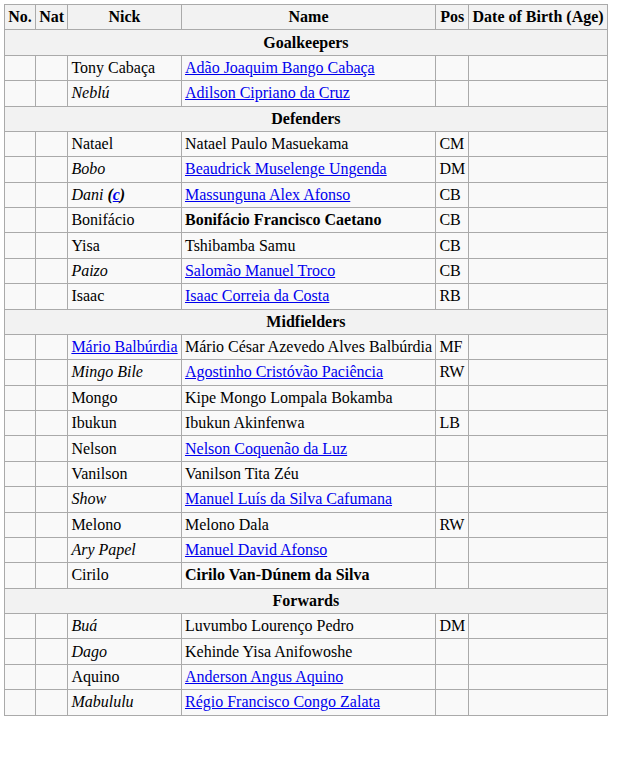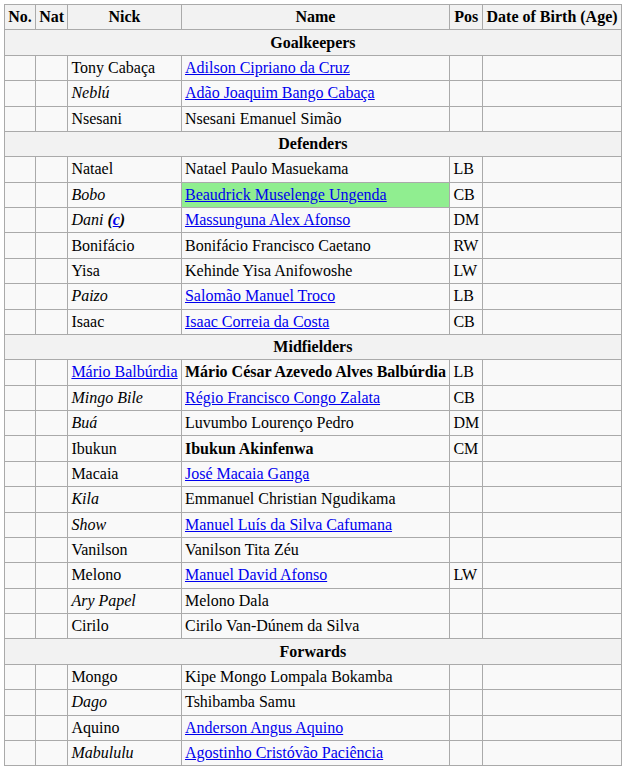(280, 67) Adão Joaquim Bango Cabaça -> (267, 67) Adilson Cipriano da Cruz
(267, 93) Adilson Cipriano da Cruz -> (280, 93) Adão Joaquim Bango Cabaça
+ row: (97, 118)
(452, 144) CM -> (464, 169) LB
(286, 169) no background -> (286, 194) lightgreen background
(452, 169) DM -> (464, 194) CB
(450, 194) CB -> (466, 220) DM
(283, 220) bold -> (278, 245) normal
(450, 220) CB -> (466, 245) RW
(240, 245) Tshibamba Samu -> (269, 270) Kehinde Yisa Anifowoshe
(450, 245) CB -> (465, 270) LW
(450, 270) CB -> (464, 296) LB
(450, 296) RB -> (464, 321) CB
(308, 347) normal -> (315, 372) bold
(451, 347) MF -> (464, 372) LB
(284, 372) Agostinho Cristóvão Paciência -> (282, 397) Régio Francisco Congo Zalata
(452, 372) RW -> (464, 397) CB
rows swapped: (84, 626) <-> (95, 397)
(245, 423) normal -> (249, 448) bold
(450, 423) LB -> (466, 448) CM
- row: (94, 448)
+ row: (95, 473)
+ row: (85, 499)
rows swapped: (89, 499) <-> (99, 473)
(227, 524) Melono Dala -> (256, 575) Manuel David Afonso
(452, 524) RW -> (465, 575) LW
(256, 550) Manuel David Afonso -> (227, 600) Melono Dala
(277, 575) bold -> (272, 626) normal
(269, 651) Kehinde Yisa Anifowoshe -> (240, 702) Tshibamba Samu
(282, 702) Régio Francisco Congo Zalata -> (284, 753) Agostinho Cristóvão Paciência
